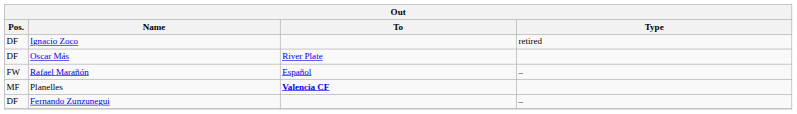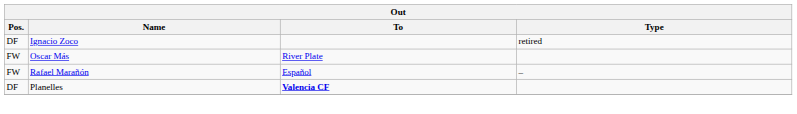(12, 57) DF -> (13, 57) FW
(13, 87) MF -> (12, 87) DF
- row: (70, 102)
